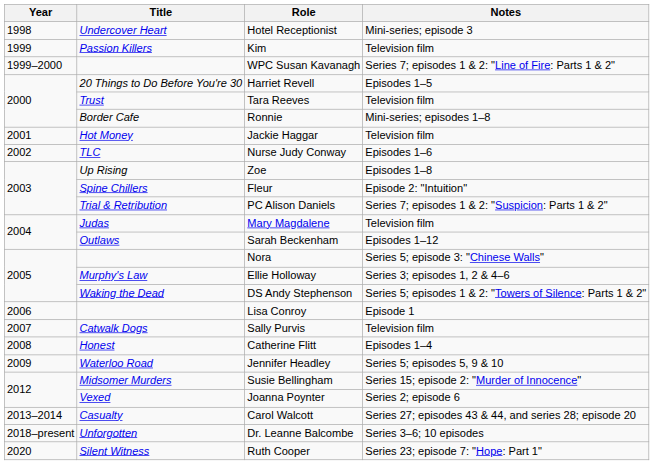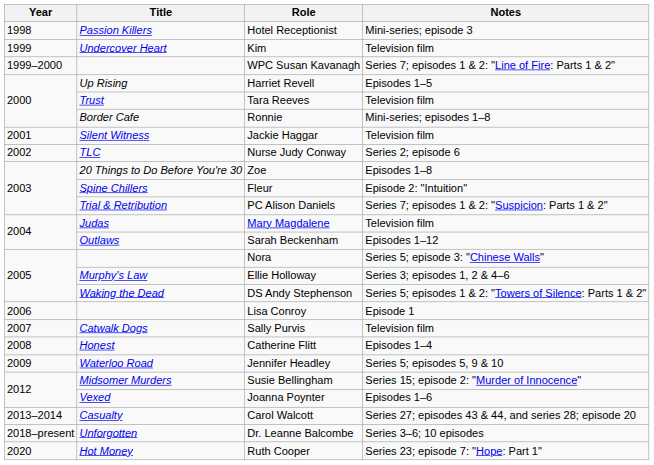(123, 30) Undercover Heart -> (116, 30) Passion Killers
(116, 48) Passion Killers -> (123, 48) Undercover Heart
(161, 83) 20 Things to Do Before You're 30 -> (103, 83) Up Rising
(106, 135) Hot Money -> (114, 135) Silent Witness
(399, 153) Episodes 1–6 -> (413, 153) Series 2; episode 6
(103, 170) Up Rising -> (161, 170) 20 Things to Do Before You're 30
(413, 398) Series 2; episode 6 -> (399, 398) Episodes 1–6
(114, 450) Silent Witness -> (106, 450) Hot Money
